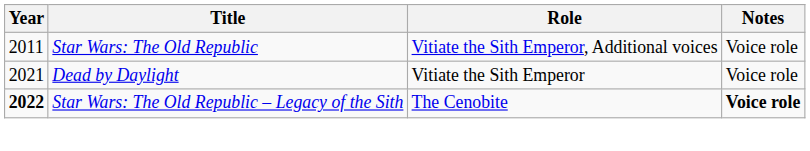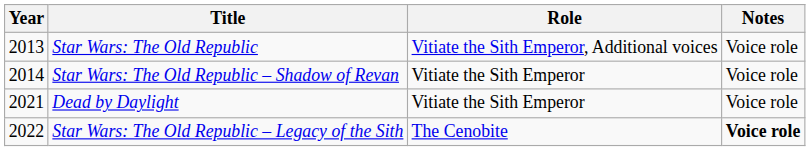(26, 46) 2011 -> (26, 46) 2013
+ row: (226, 74)
(26, 103) bold -> (26, 131) normal
